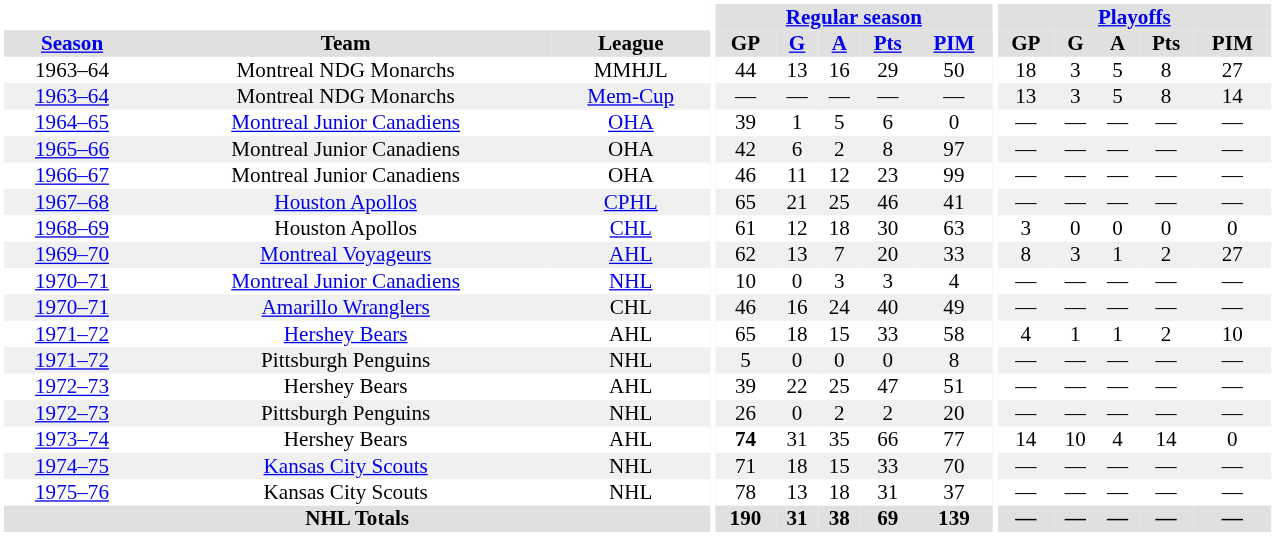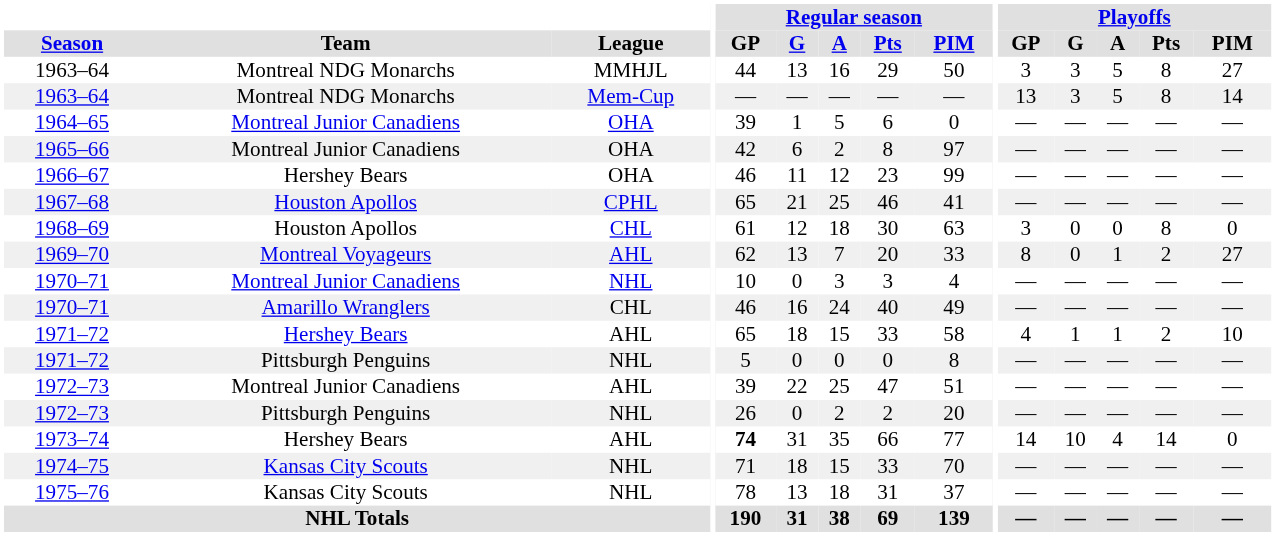(1026, 69) 18 -> (1026, 69) 3
(346, 175) Montreal Junior Canadiens -> (346, 175) Hershey Bears
(1166, 228) 0 -> (1166, 228) 8
(1075, 254) 3 -> (1075, 254) 0
(346, 386) Hershey Bears -> (346, 386) Montreal Junior Canadiens
